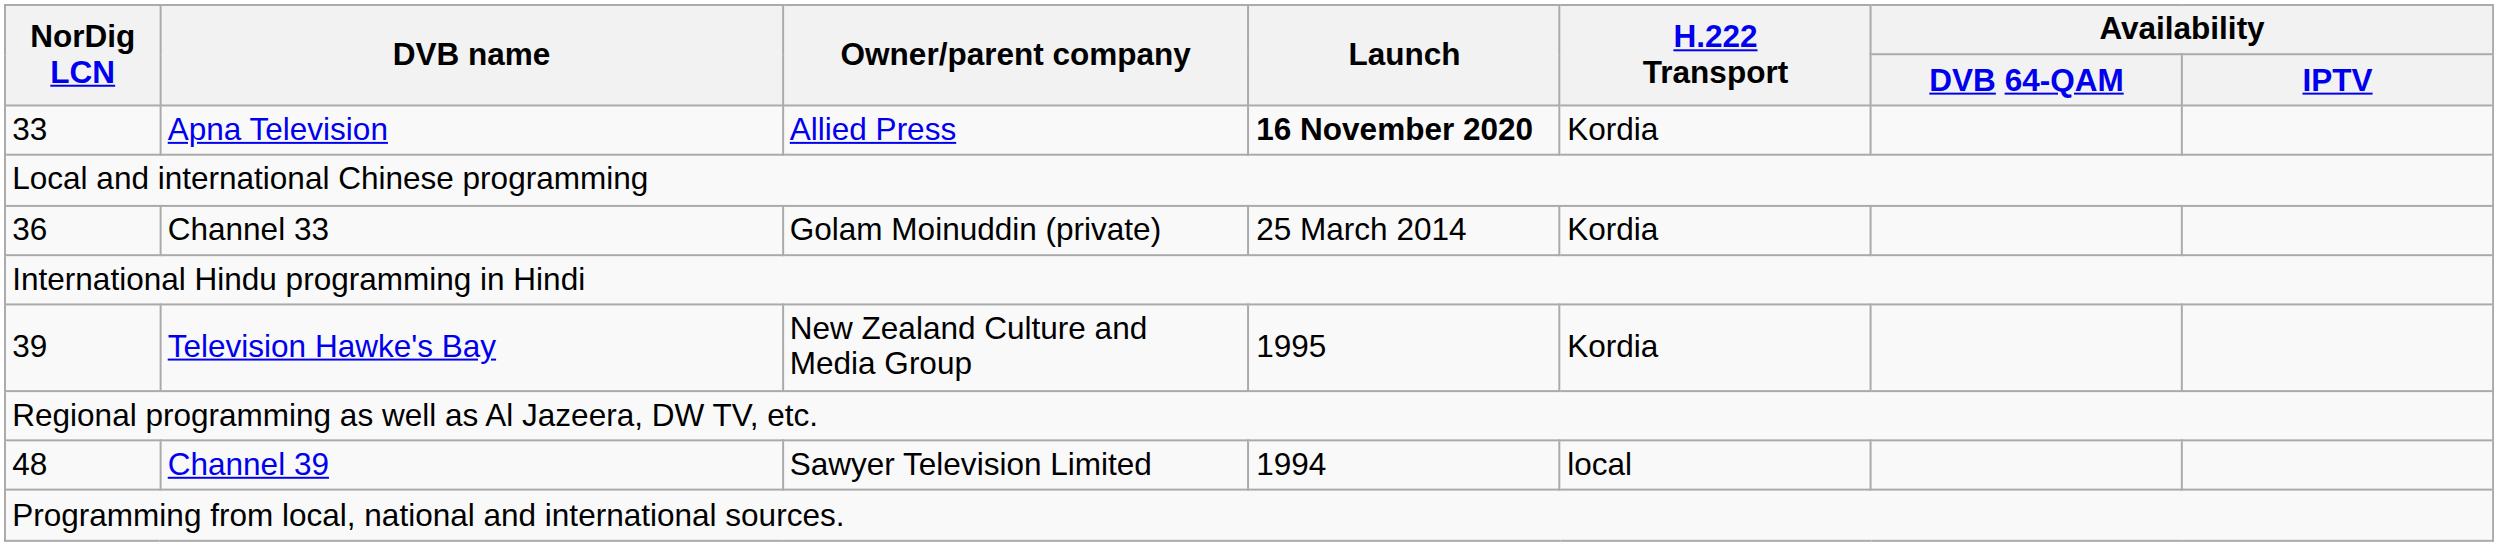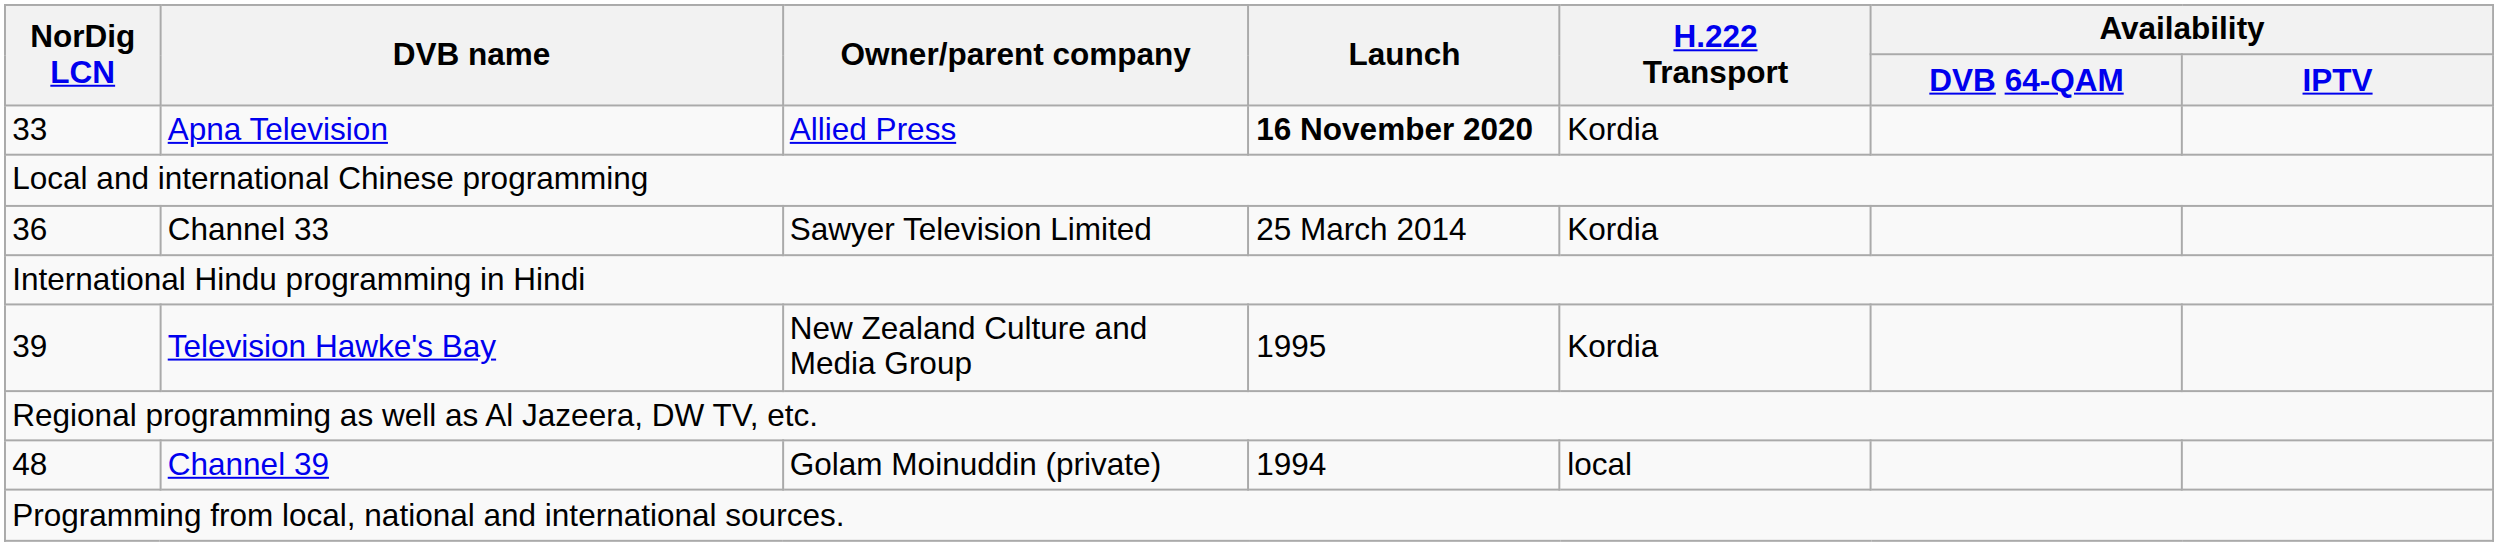(975, 229) Golam Moinuddin (private) -> (971, 229) Sawyer Television Limited
(971, 464) Sawyer Television Limited -> (975, 464) Golam Moinuddin (private)
